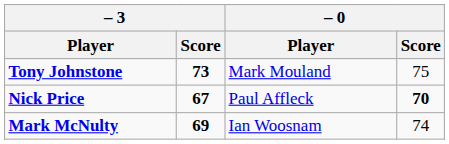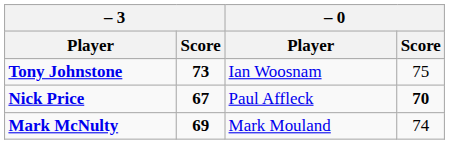(280, 71) Mark Mouland -> (275, 71) Ian Woosnam
(275, 125) Ian Woosnam -> (280, 125) Mark Mouland
